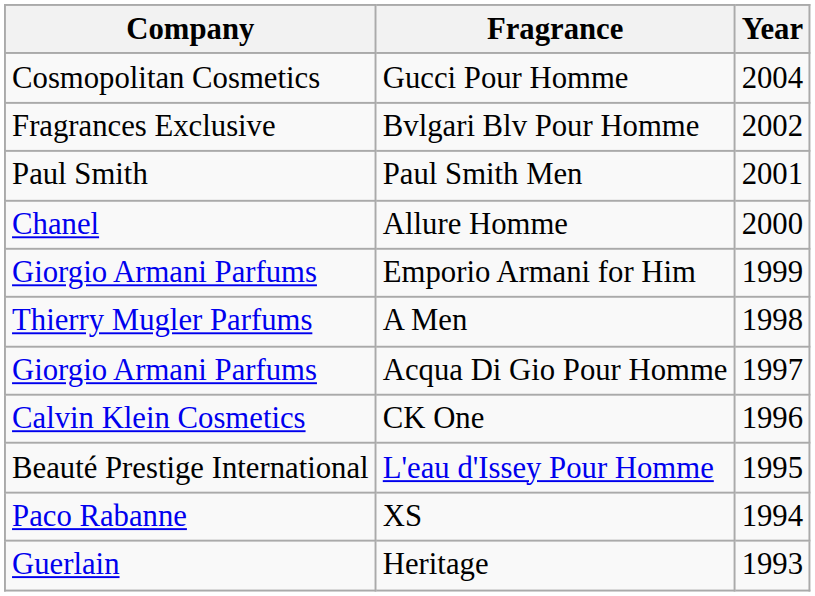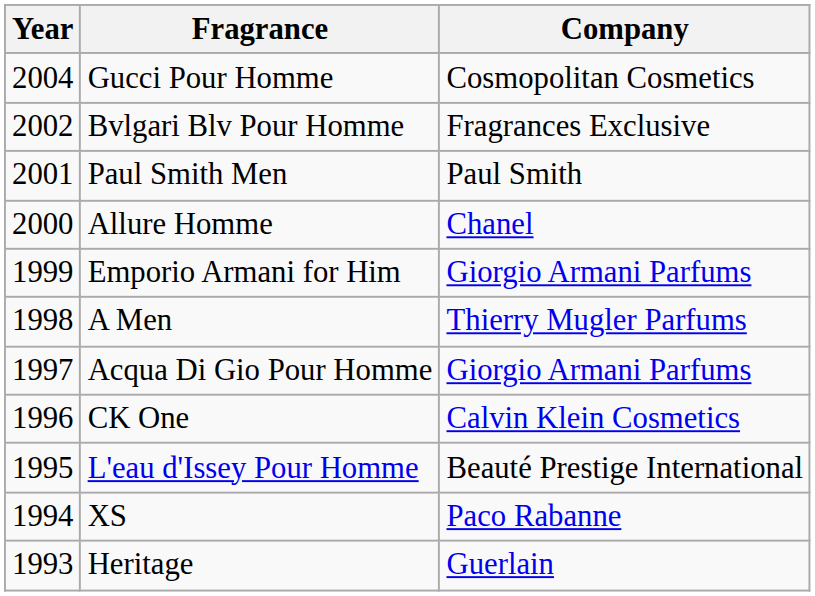columns swapped: (772, 28) <-> (190, 28)
